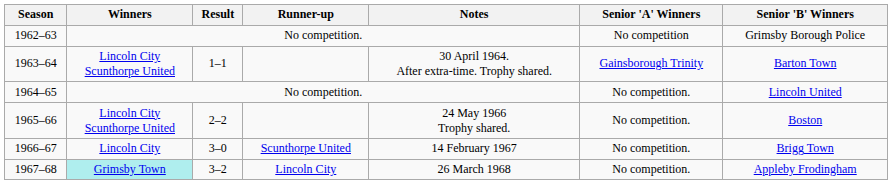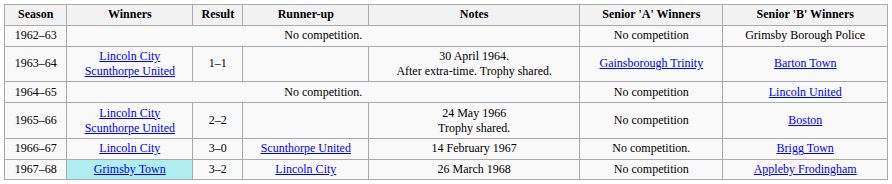(651, 92) No competition. -> (651, 92) No competition
(651, 120) No competition. -> (651, 120) No competition
(651, 169) No competition. -> (651, 169) No competition
